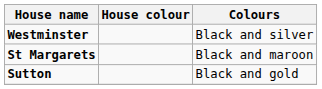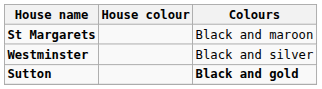rows swapped: (48, 34) <-> (52, 54)
(247, 74) normal -> (247, 74) bold
